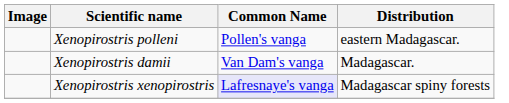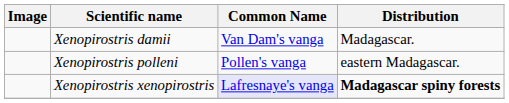rows swapped: (112, 62) <-> (116, 39)
(415, 86) normal -> (420, 86) bold
